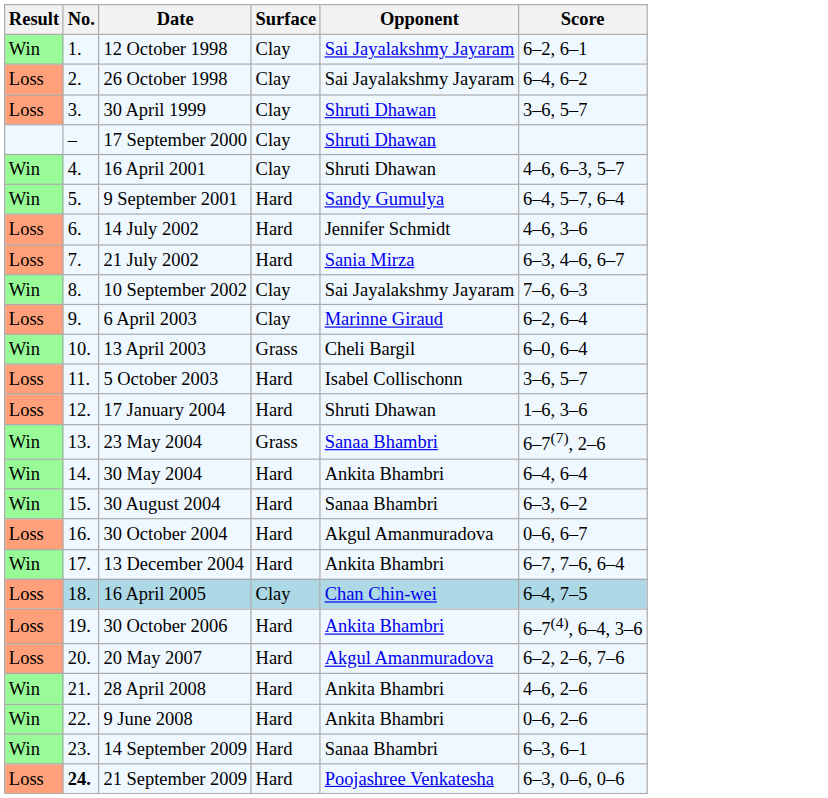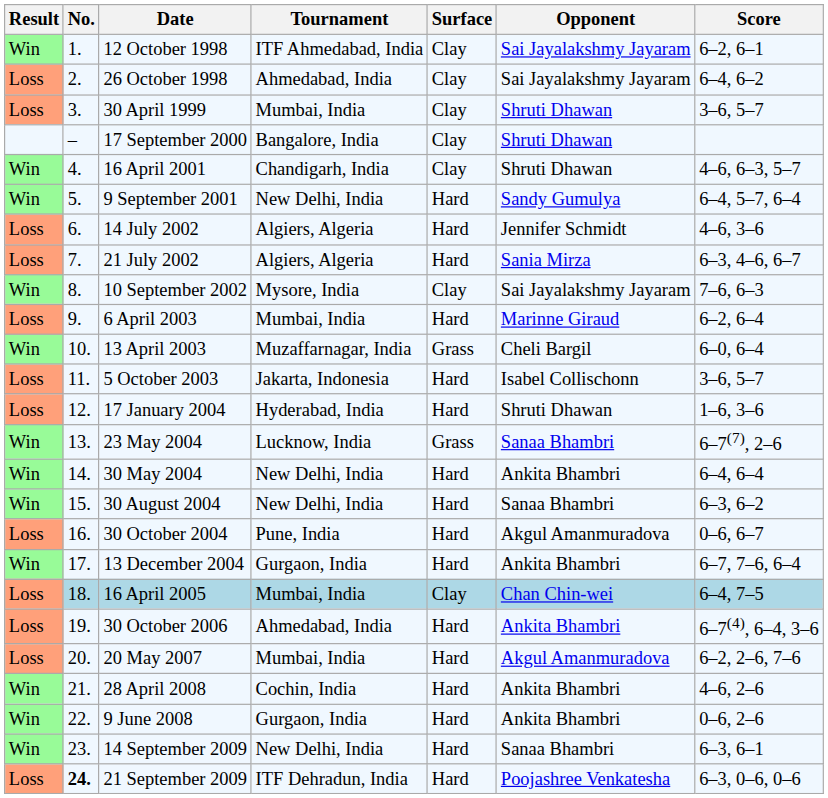+ column: (339, 19)
(273, 318) Clay -> (450, 318) Hard
